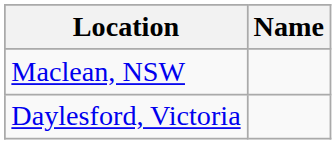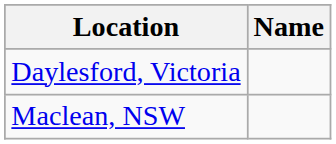rows swapped: (126, 116) <-> (98, 71)
